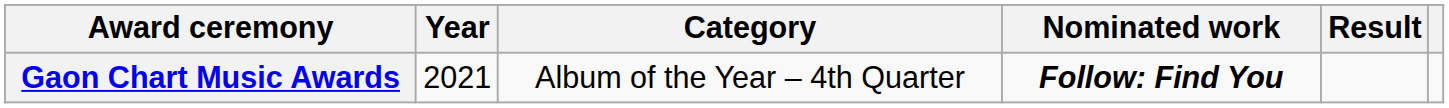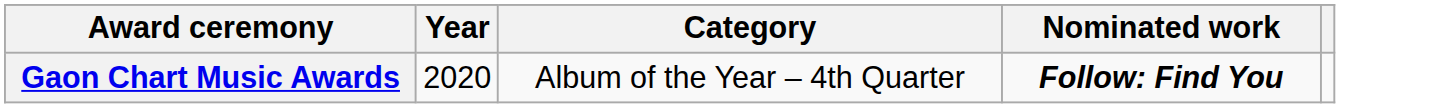- column: (1375, 28)
(457, 77) 2021 -> (457, 77) 2020
